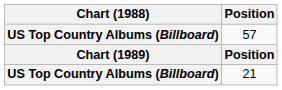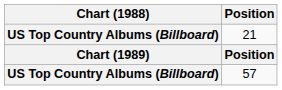rows swapped: (249, 34) <-> (249, 74)
